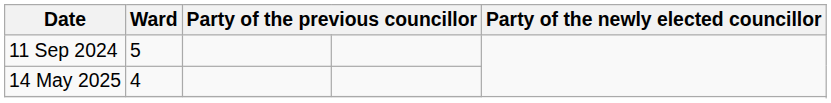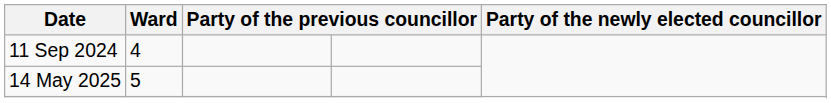(135, 50) 5 -> (135, 50) 4
(135, 81) 4 -> (135, 81) 5
